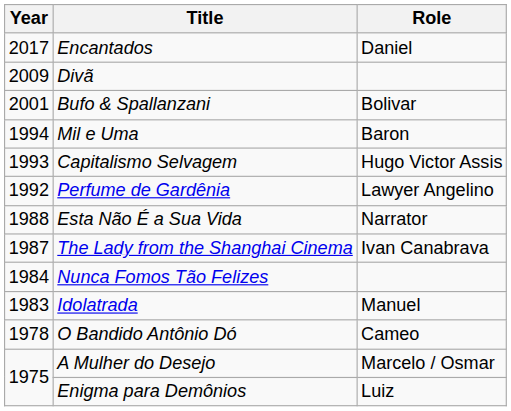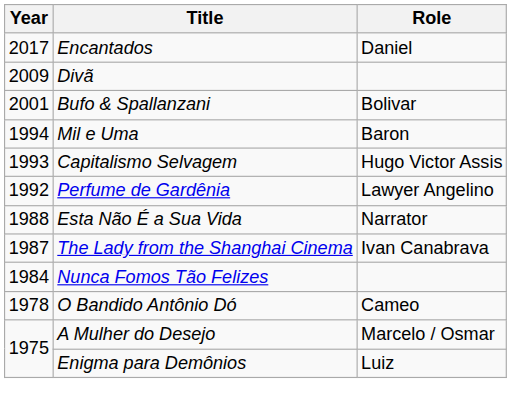- row: (97, 305)
